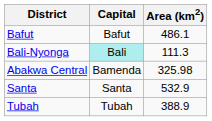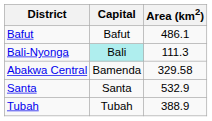(175, 70) 325.98 -> (175, 70) 329.58
